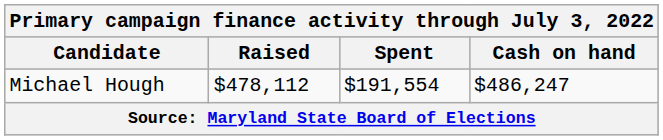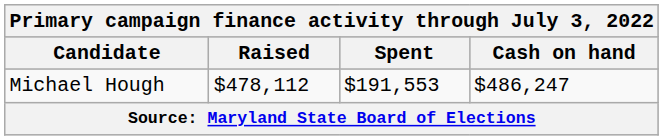(392, 86) $191,554 -> (392, 86) $191,553
